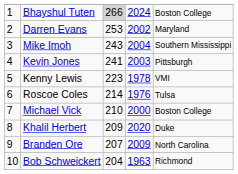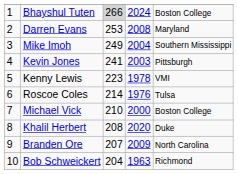(139, 29) 2002 -> (139, 29) 2008
(114, 45) 243 -> (114, 45) 249
(114, 128) 209 -> (114, 128) 208
